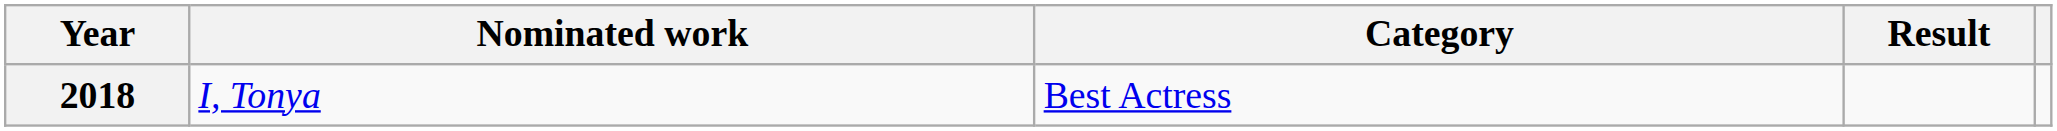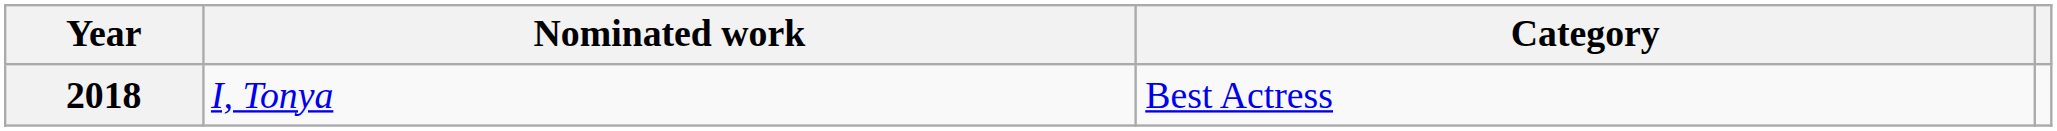- column: (1939, 34)
